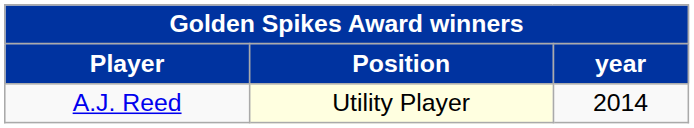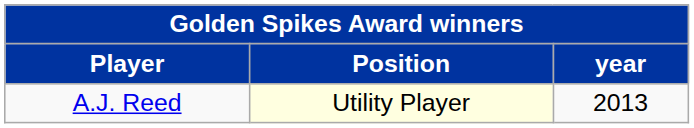(621, 102) 2014 -> (621, 102) 2013
